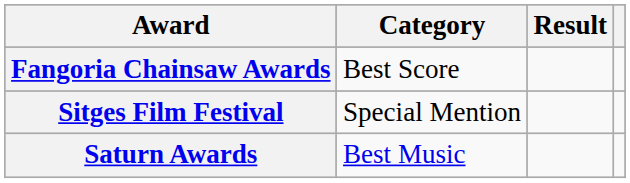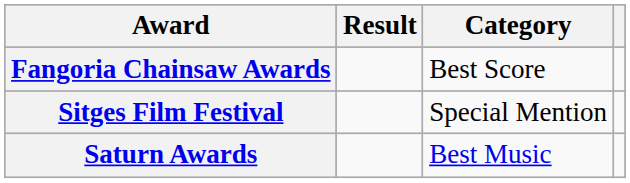columns swapped: (432, 25) <-> (570, 25)
